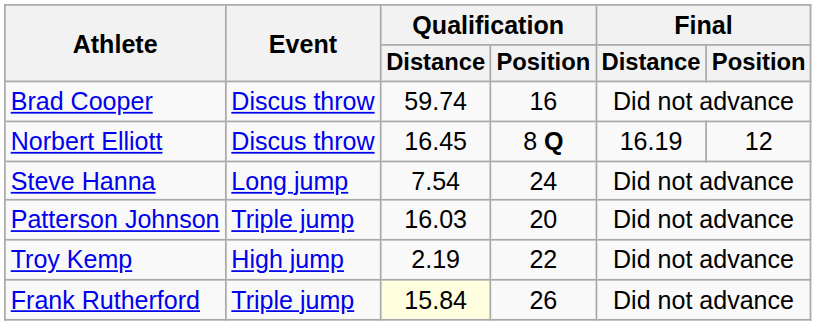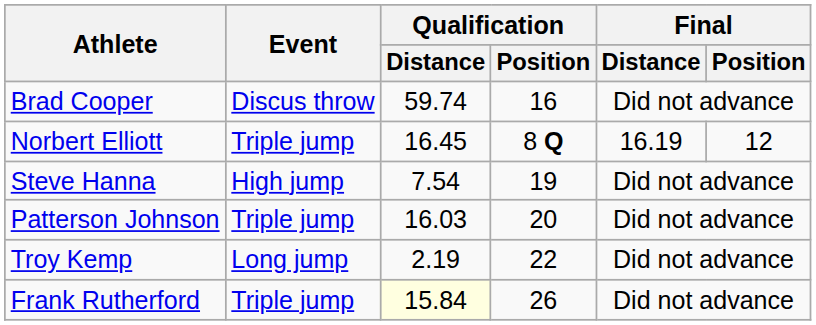(303, 142) Discus throw -> (293, 142) Triple jump
(290, 181) Long jump -> (288, 181) High jump
(543, 181) 24 -> (543, 181) 19
(288, 260) High jump -> (290, 260) Long jump
